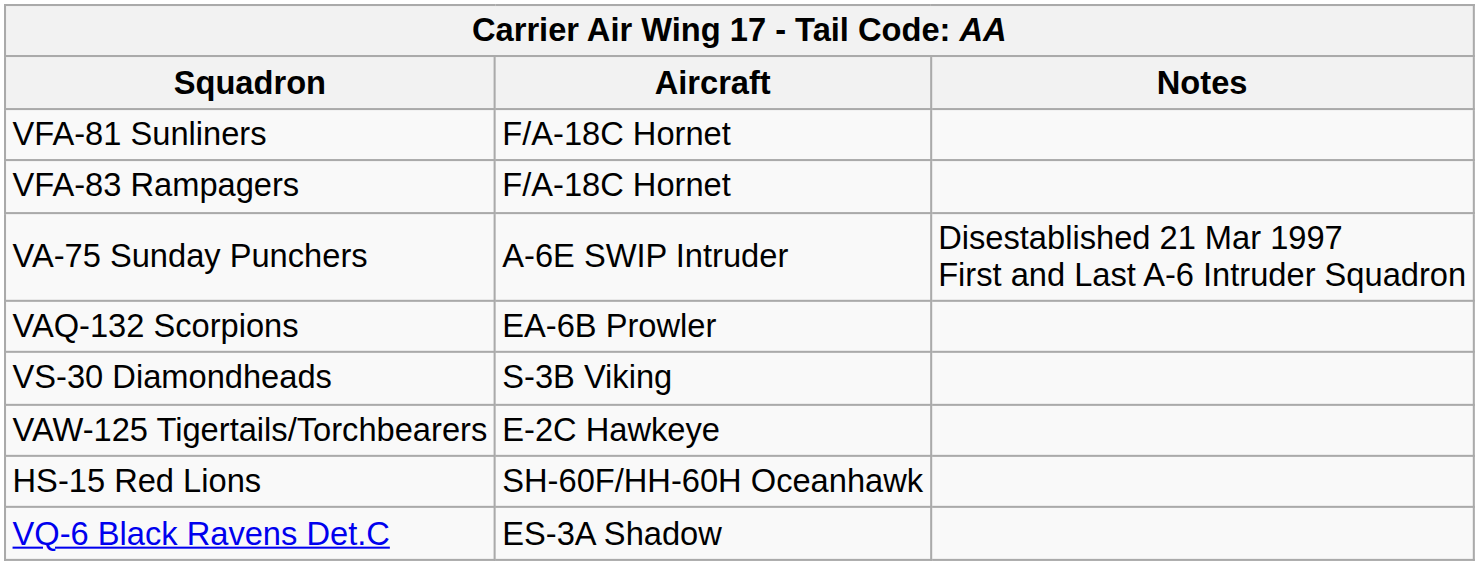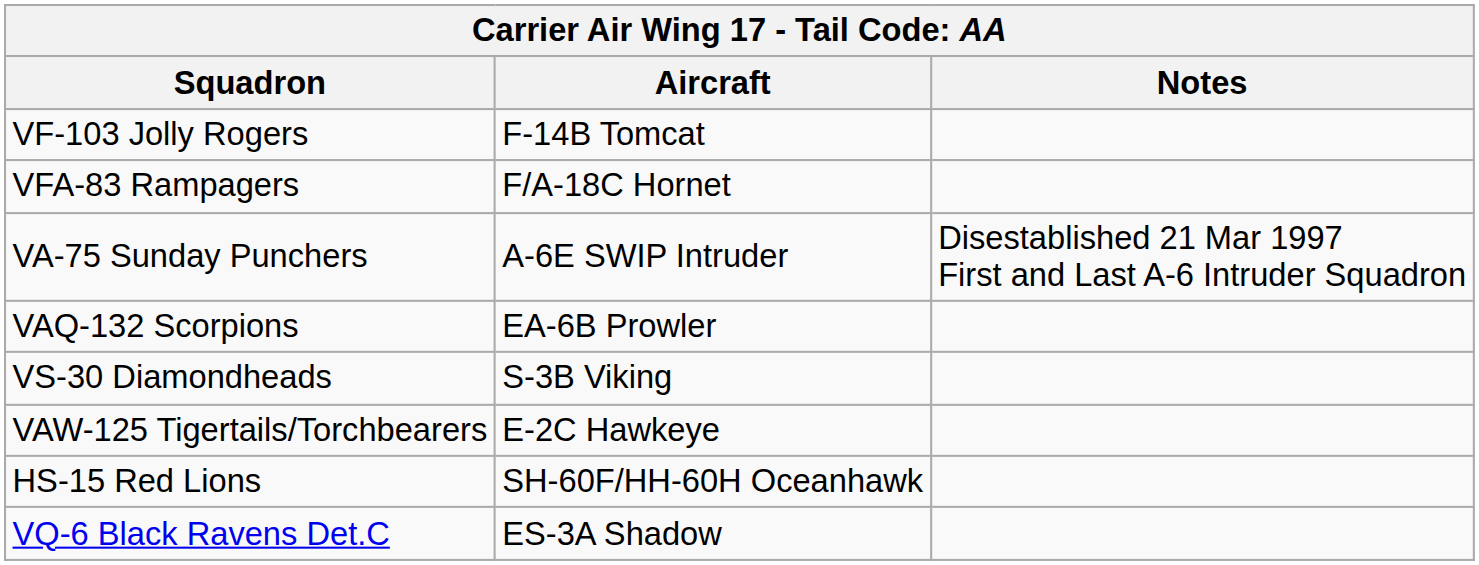+ row: (160, 133)
- row: (140, 133)
